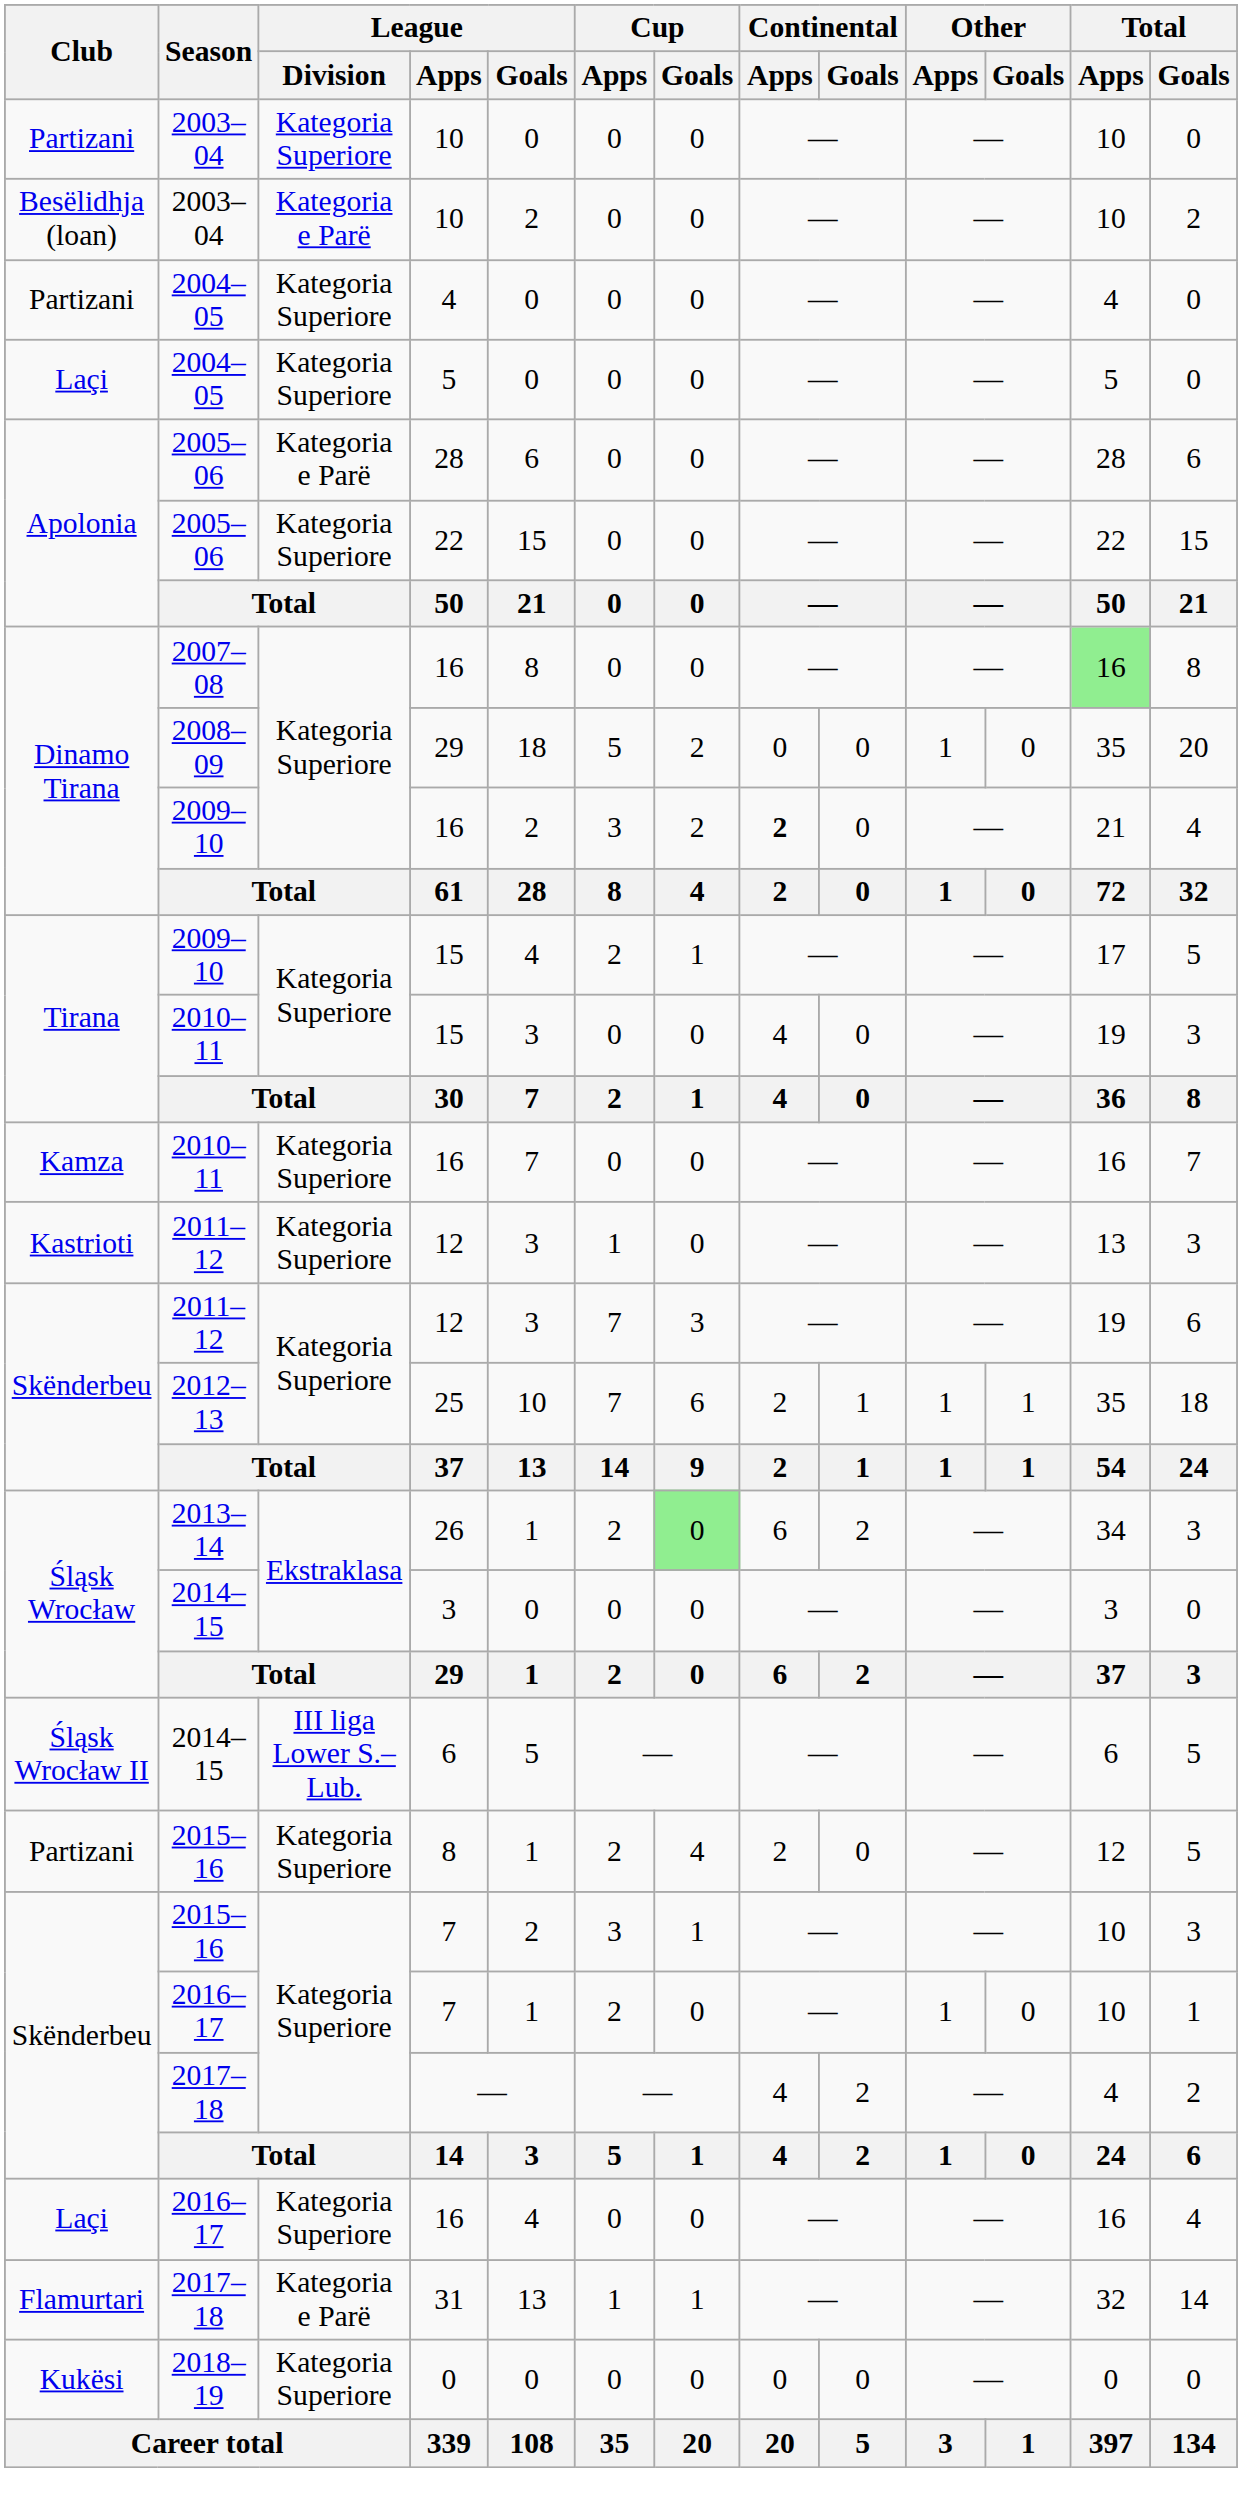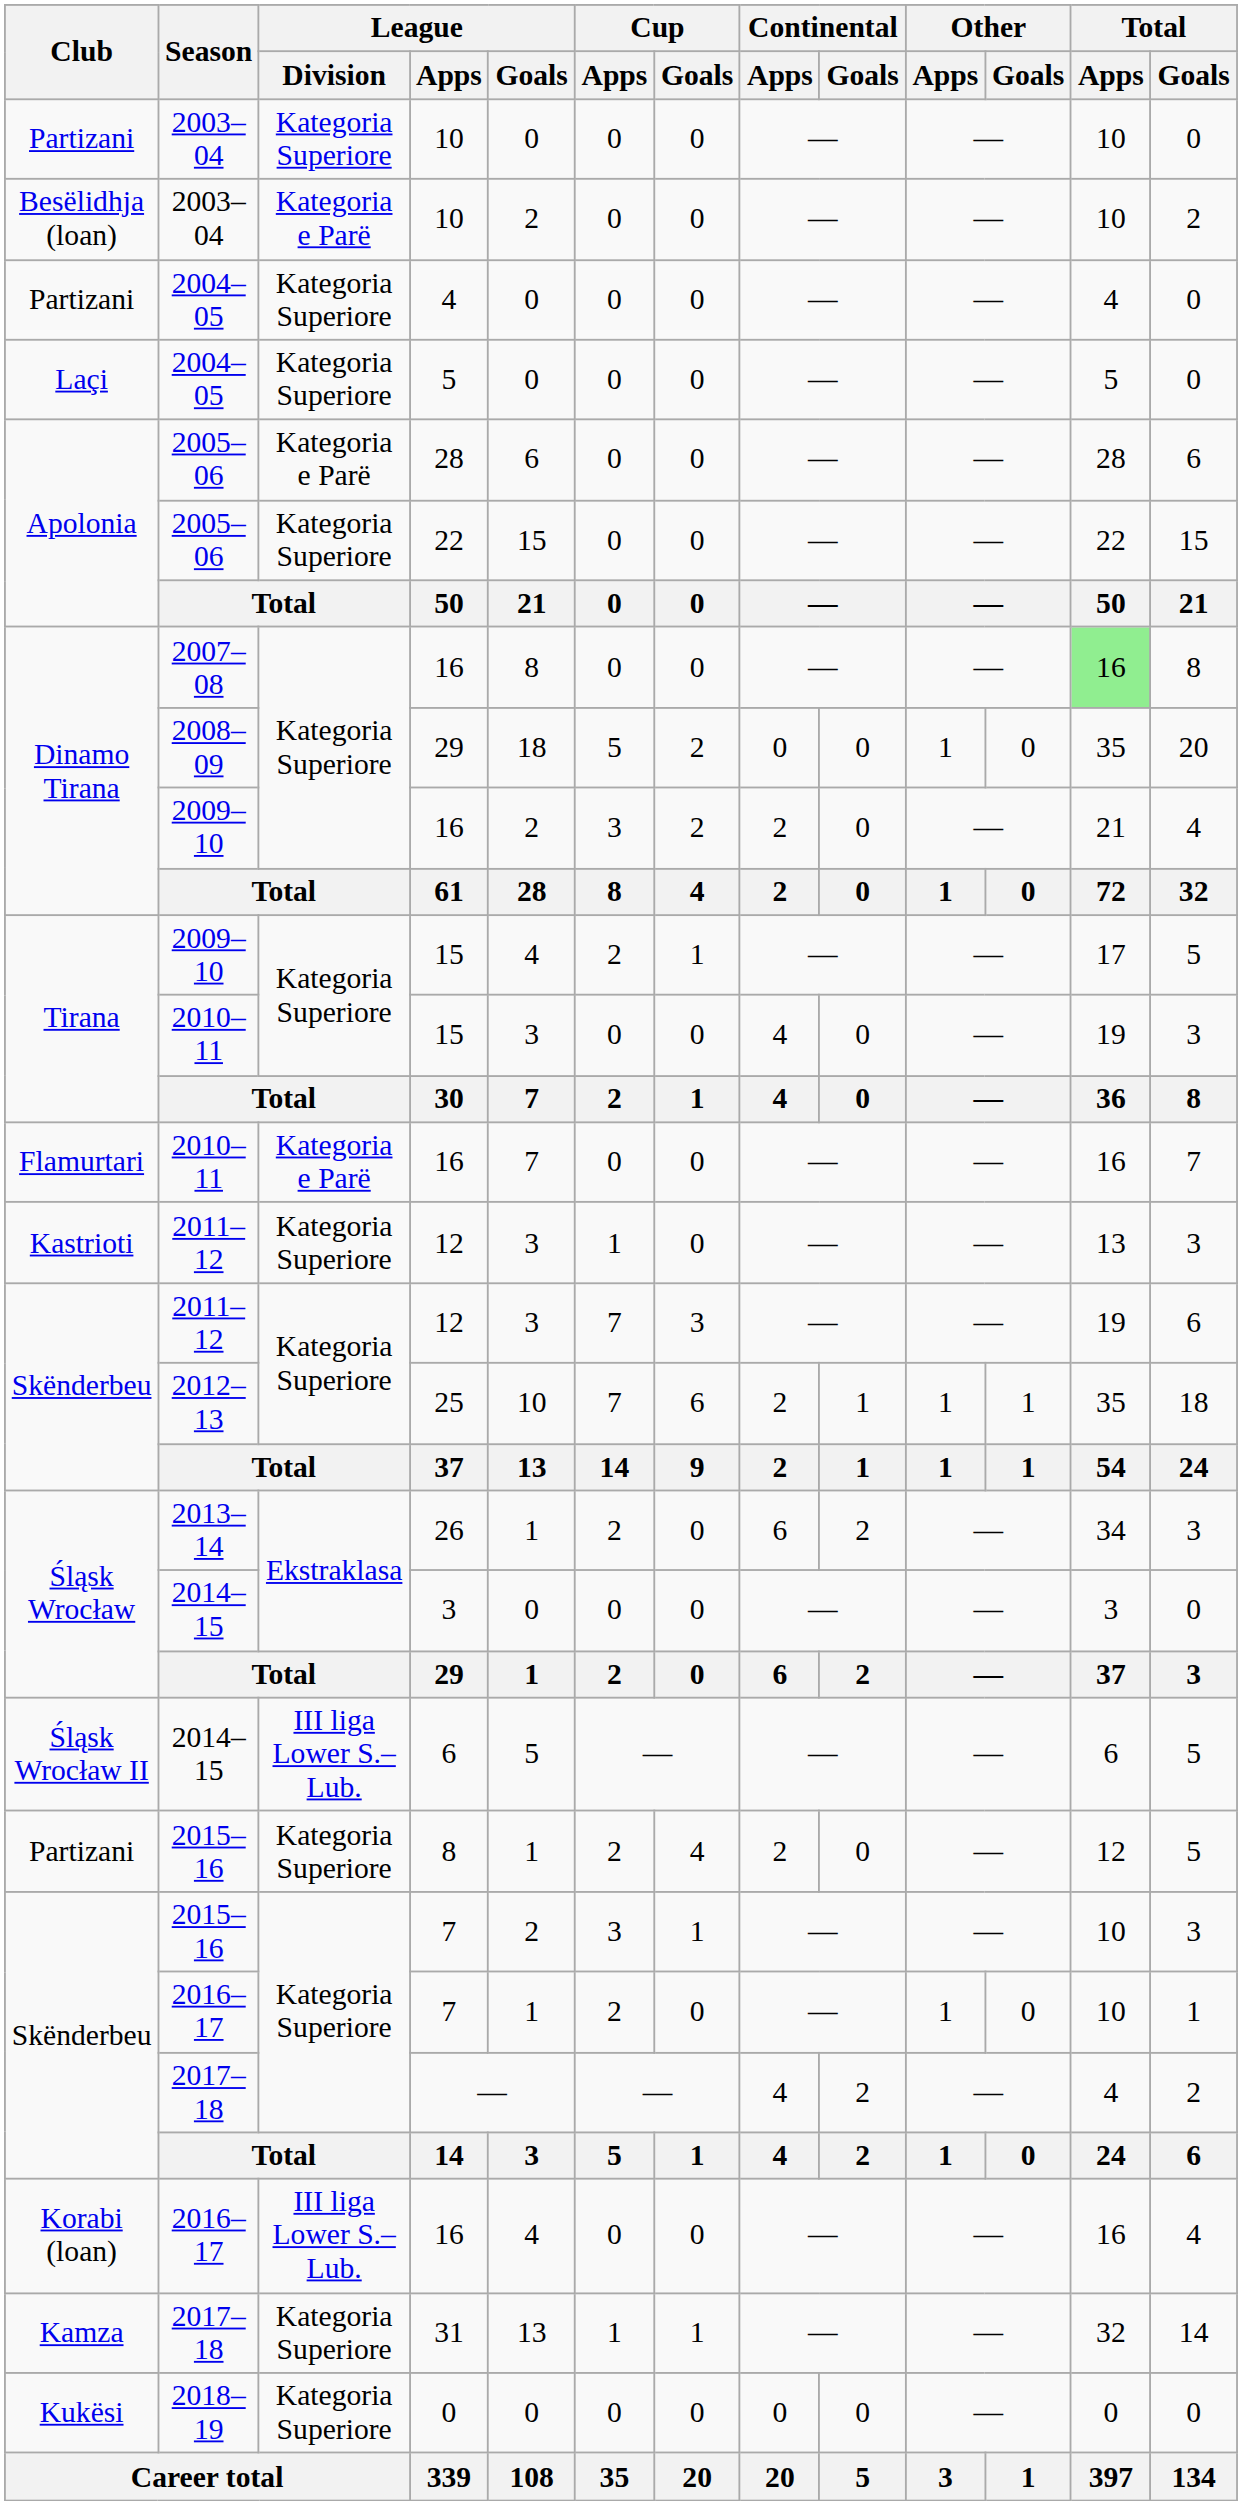(780, 827) bold -> (780, 827) normal
(82, 1162) Kamza -> (82, 1162) Flamurtari
(334, 1162) Kategoria Superiore -> (334, 1162) Kategoria e Parë
(697, 1529) lightgreen background -> (697, 1529) no background
(82, 2218) Laçi -> (82, 2235) Korabi (loan)
(334, 2218) Kategoria Superiore -> (334, 2235) III liga Lower S.–Lub.
(82, 2299) Flamurtari -> (82, 2332) Kamza
(334, 2299) Kategoria e Parë -> (334, 2332) Kategoria Superiore
